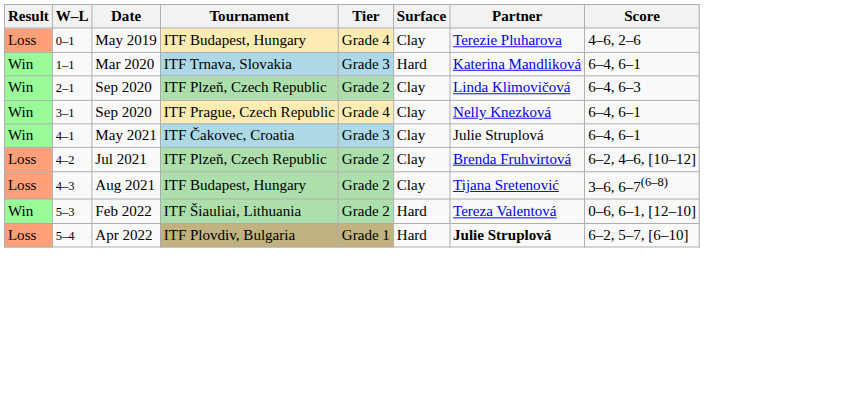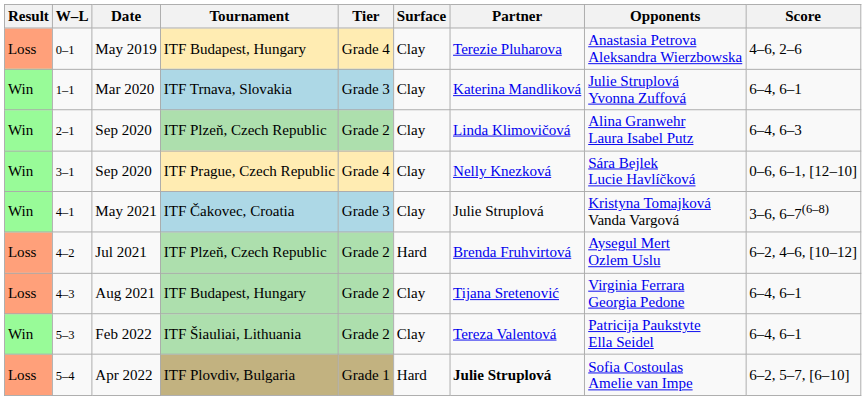+ column: (665, 16)
(412, 64) Hard -> (411, 89) Clay
(615, 111) 6–4, 6–1 -> (803, 171) 0–6, 6–1, [12–10]
(615, 135) 6–4, 6–1 -> (789, 211) 3–6, 6–7(6–8)
(411, 159) Clay -> (412, 252) Hard
(628, 185) 3–6, 6–7(6–8) -> (776, 293) 6–4, 6–1
(412, 211) Hard -> (411, 334) Clay
(642, 211) 0–6, 6–1, [12–10] -> (776, 334) 6–4, 6–1
